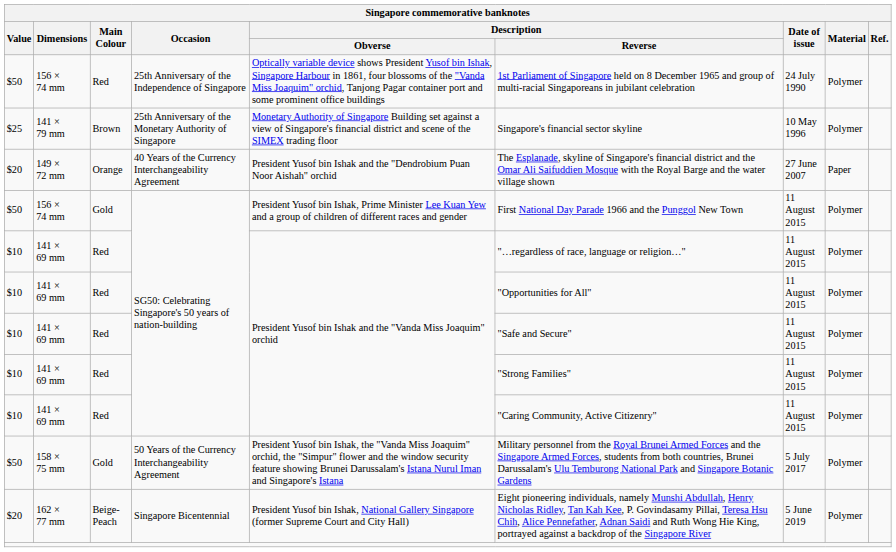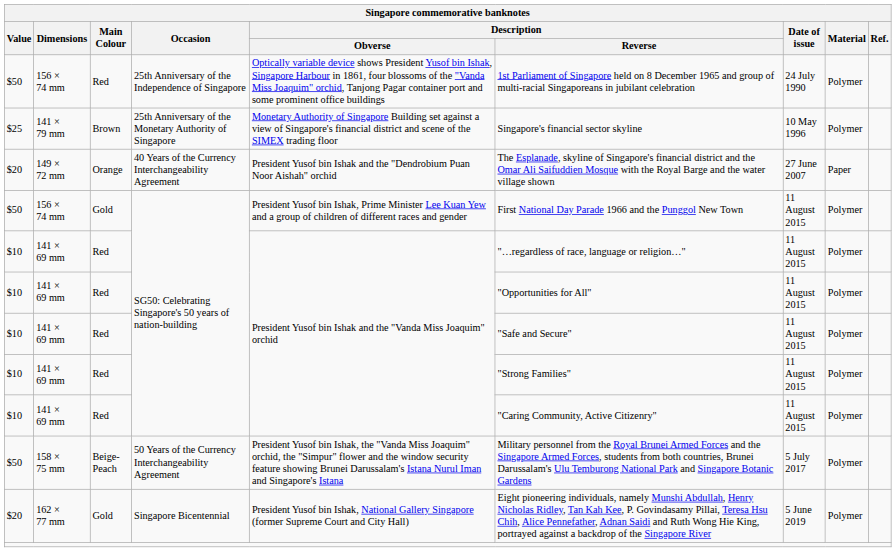(103, 463) Gold -> (106, 463) Beige-Peach
(106, 516) Beige-Peach -> (103, 516) Gold
